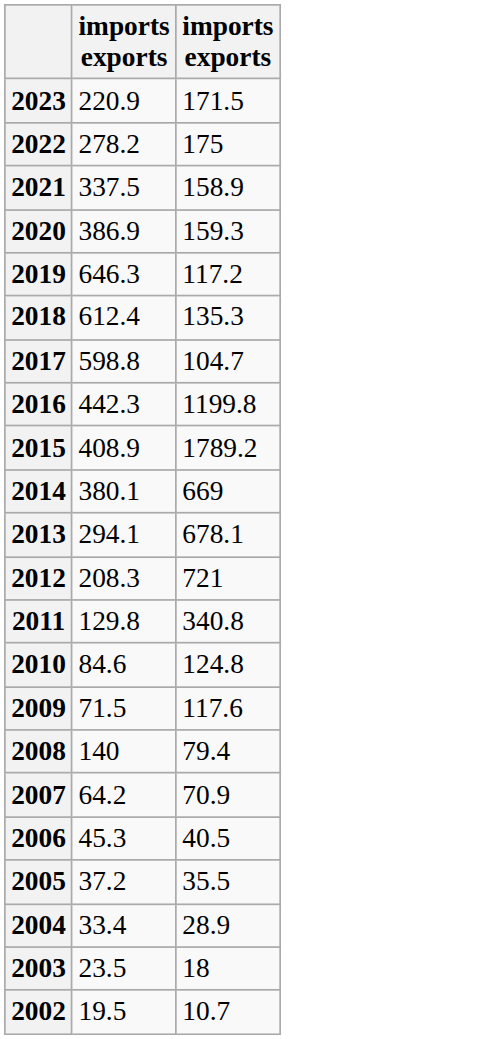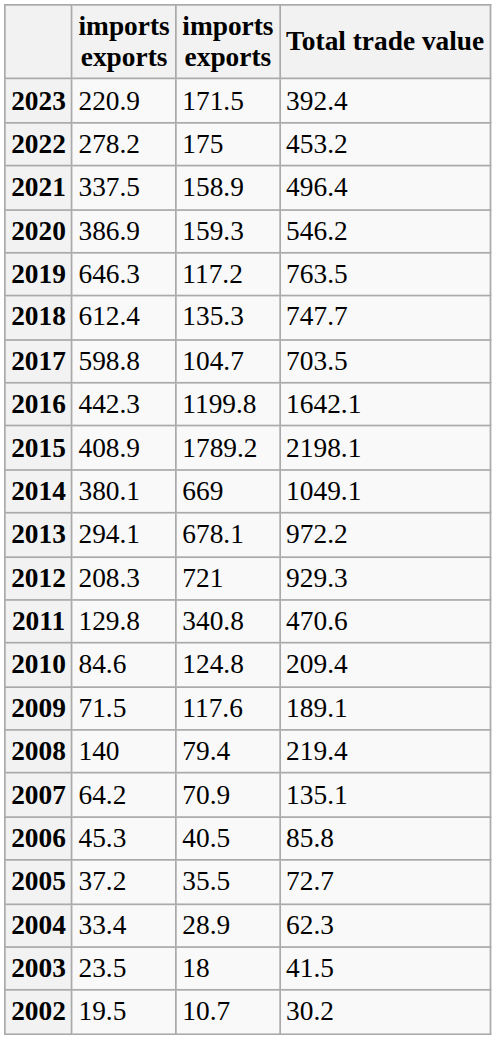+ column: (385, 41)
